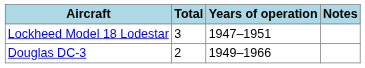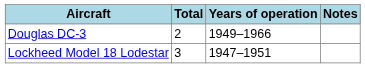rows swapped: (88, 33) <-> (47, 53)
